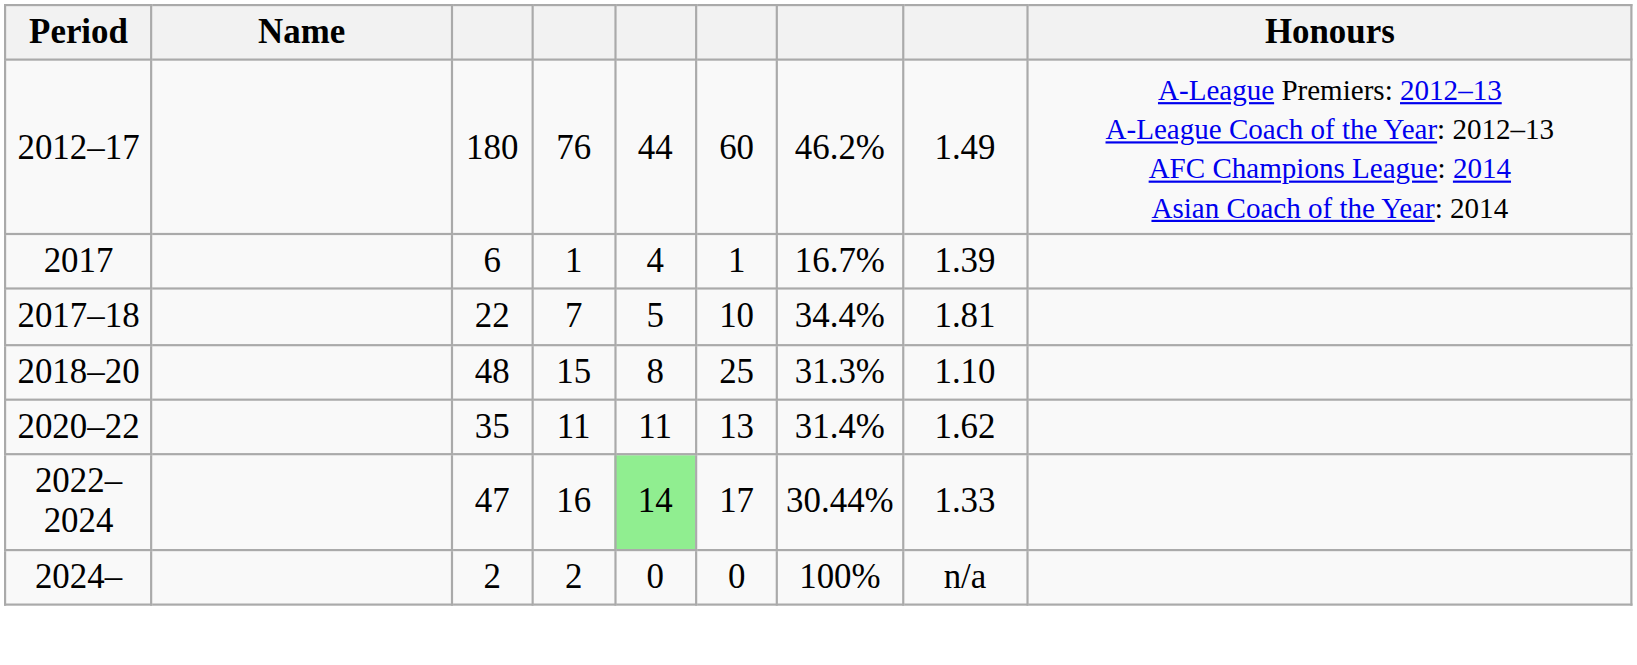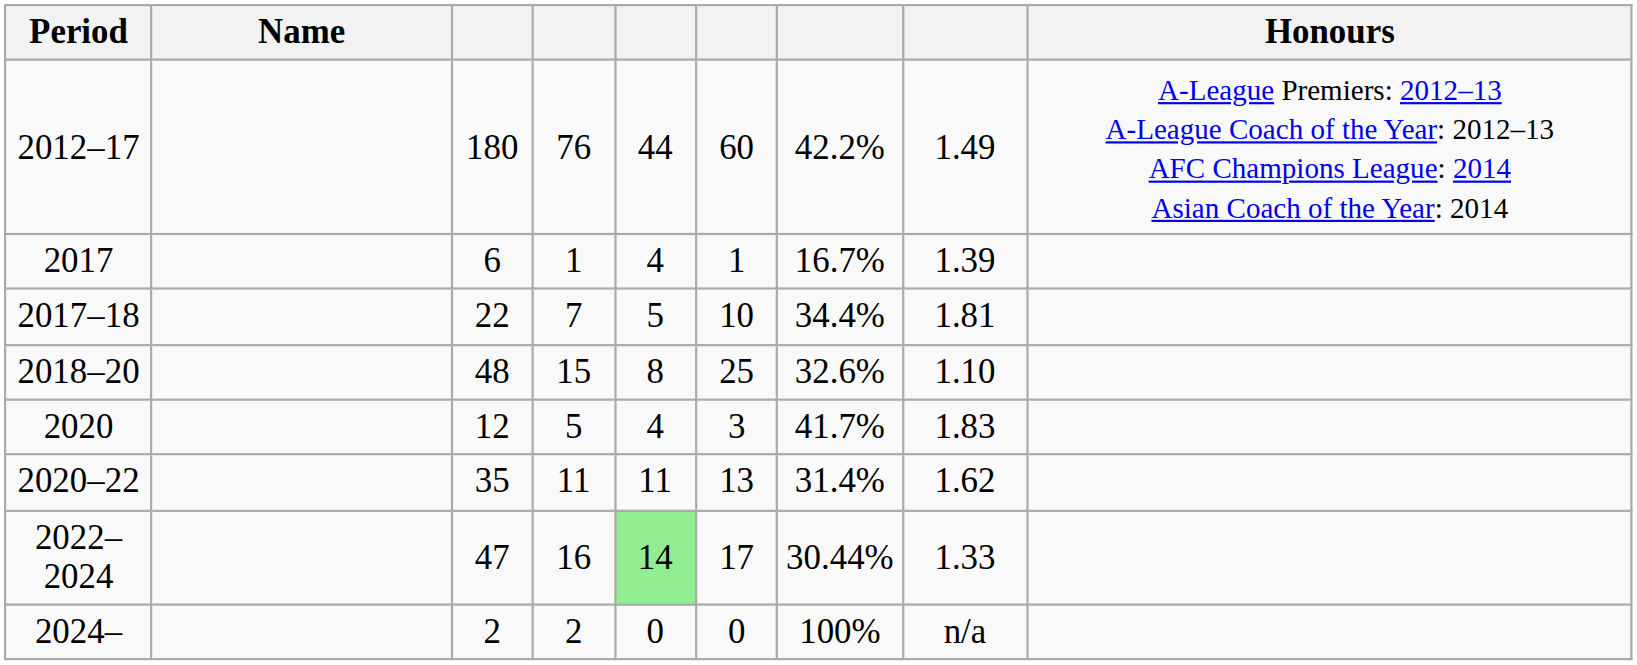(840, 146) 46.2% -> (840, 146) 42.2%
(840, 371) 31.3% -> (840, 371) 32.6%
+ row: (79, 426)
